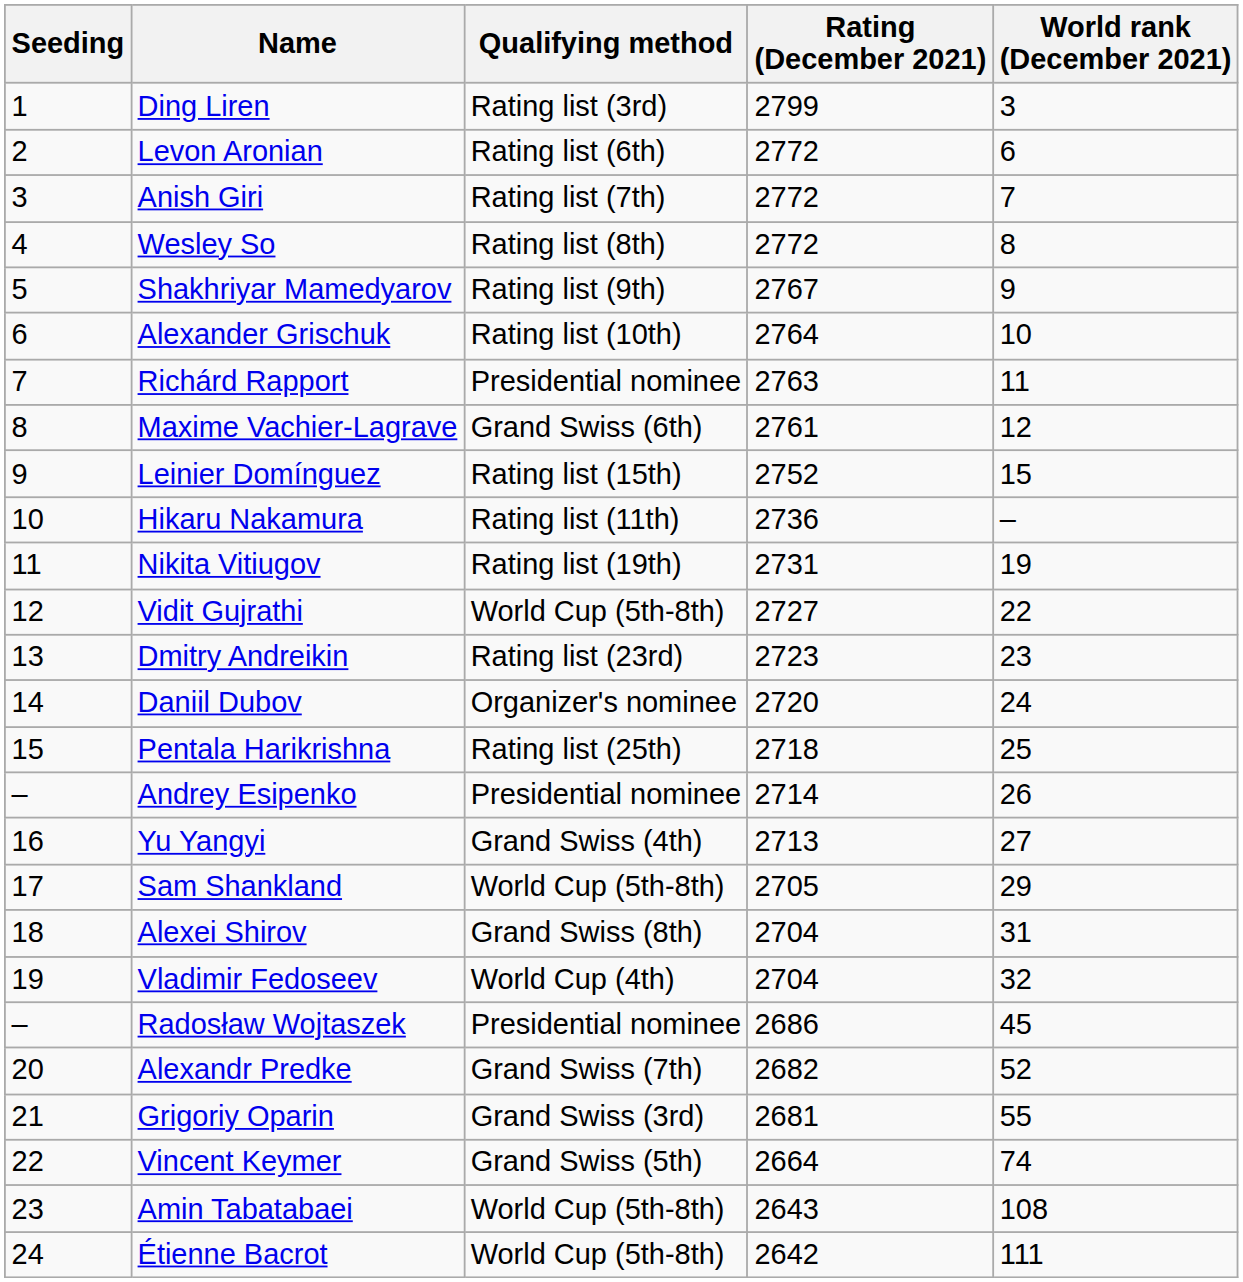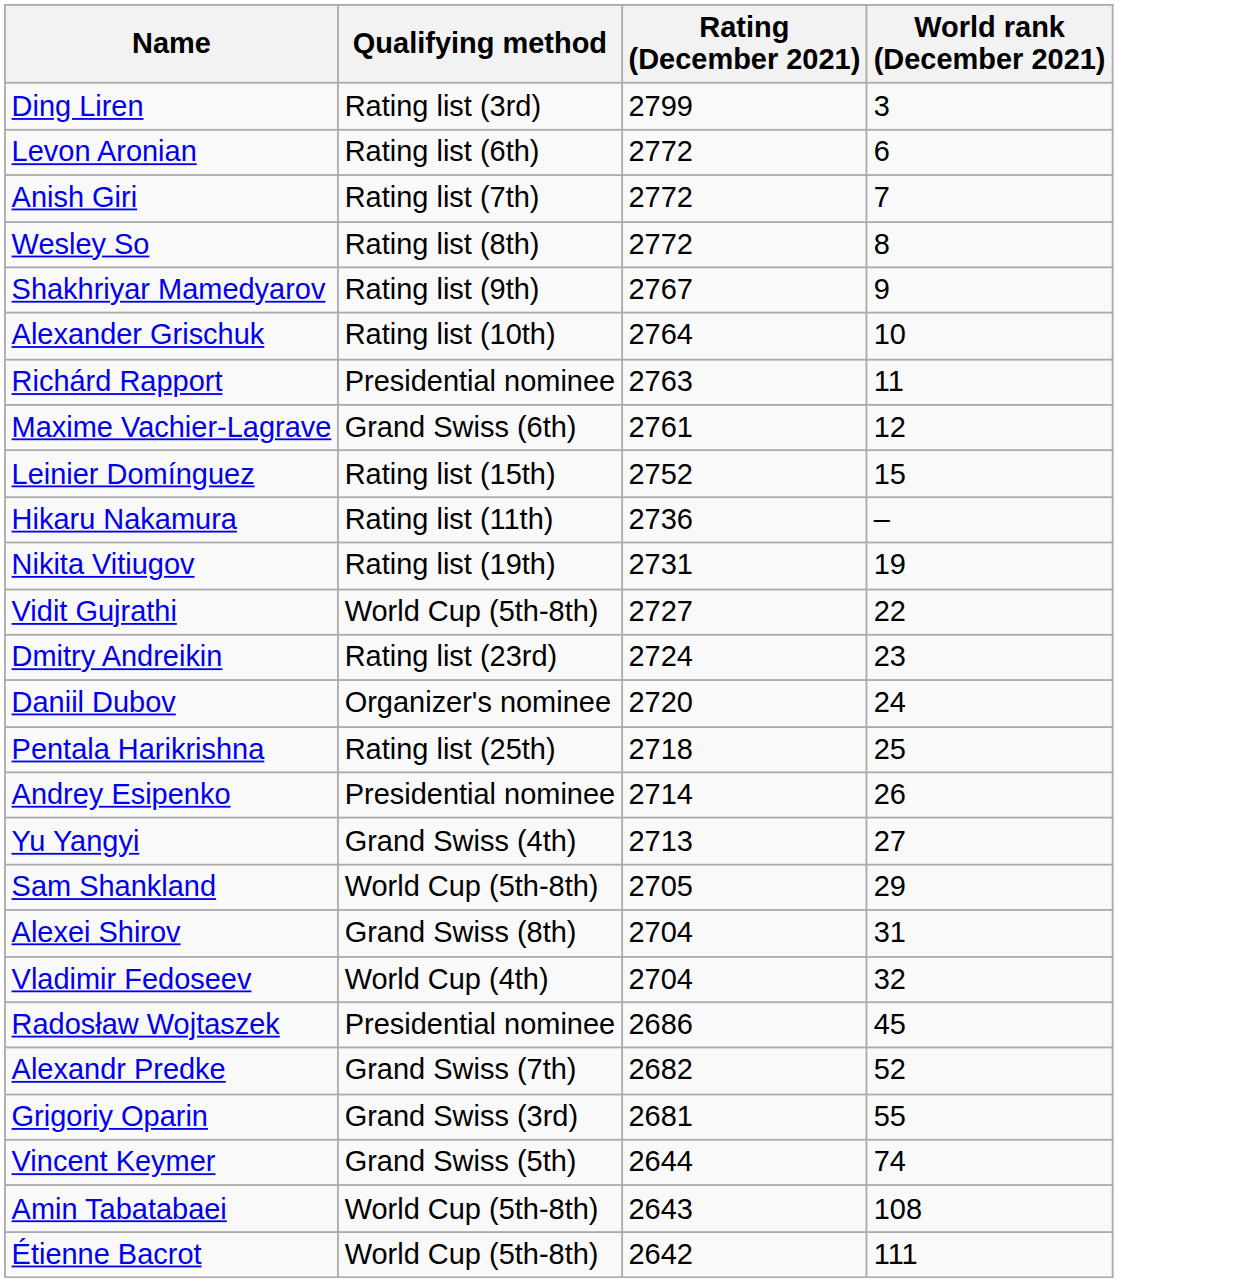- column: (68, 43)
(787, 657) 2723 -> (661, 657) 2724
(787, 1162) 2664 -> (661, 1162) 2644
